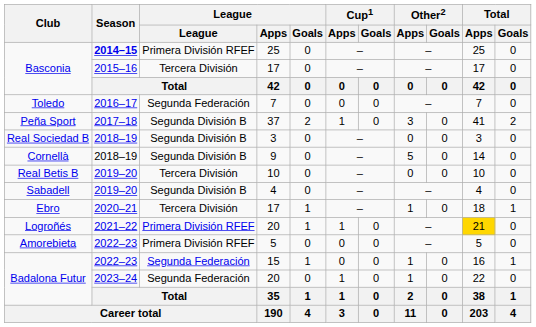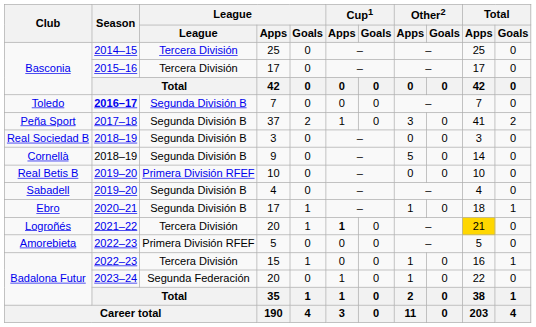(116, 51) bold -> (116, 51) normal
(198, 51) Primera División RFEF -> (198, 51) Tercera División
(116, 103) normal -> (116, 103) bold
(198, 103) Segunda Federación -> (198, 103) Segunda División B
(198, 173) Tercera División -> (198, 173) Primera División RFEF
(198, 208) Tercera División -> (198, 208) Segunda División B
(198, 226) Primera División RFEF -> (198, 226) Tercera División
(342, 226) normal -> (342, 226) bold
(198, 261) Segunda Federación -> (198, 261) Tercera División
